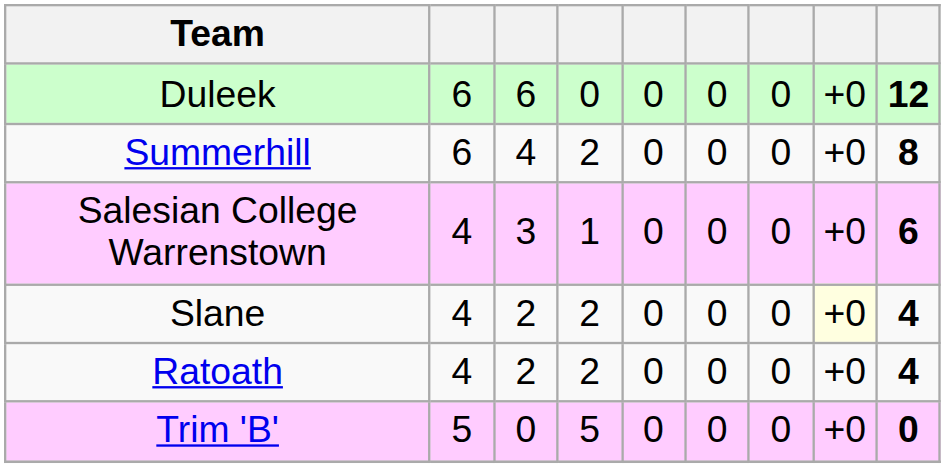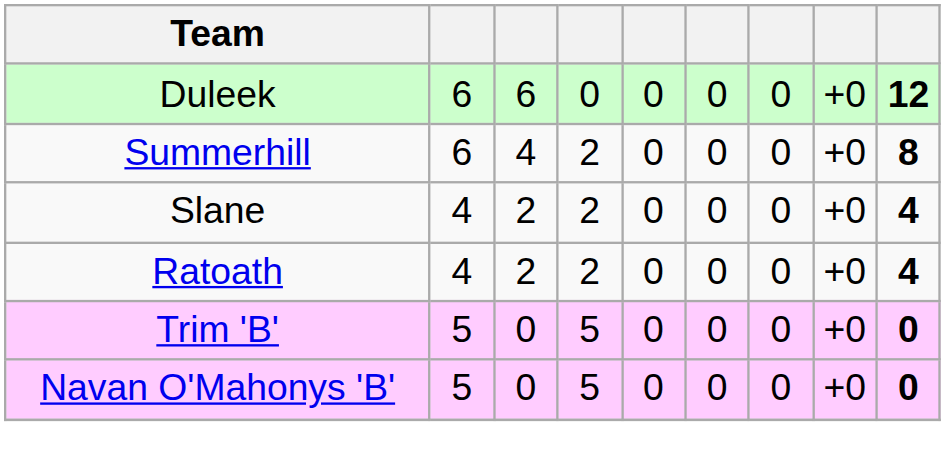- row: (218, 232)
(845, 312) lightyellow background -> (845, 211) no background
+ row: (218, 388)
